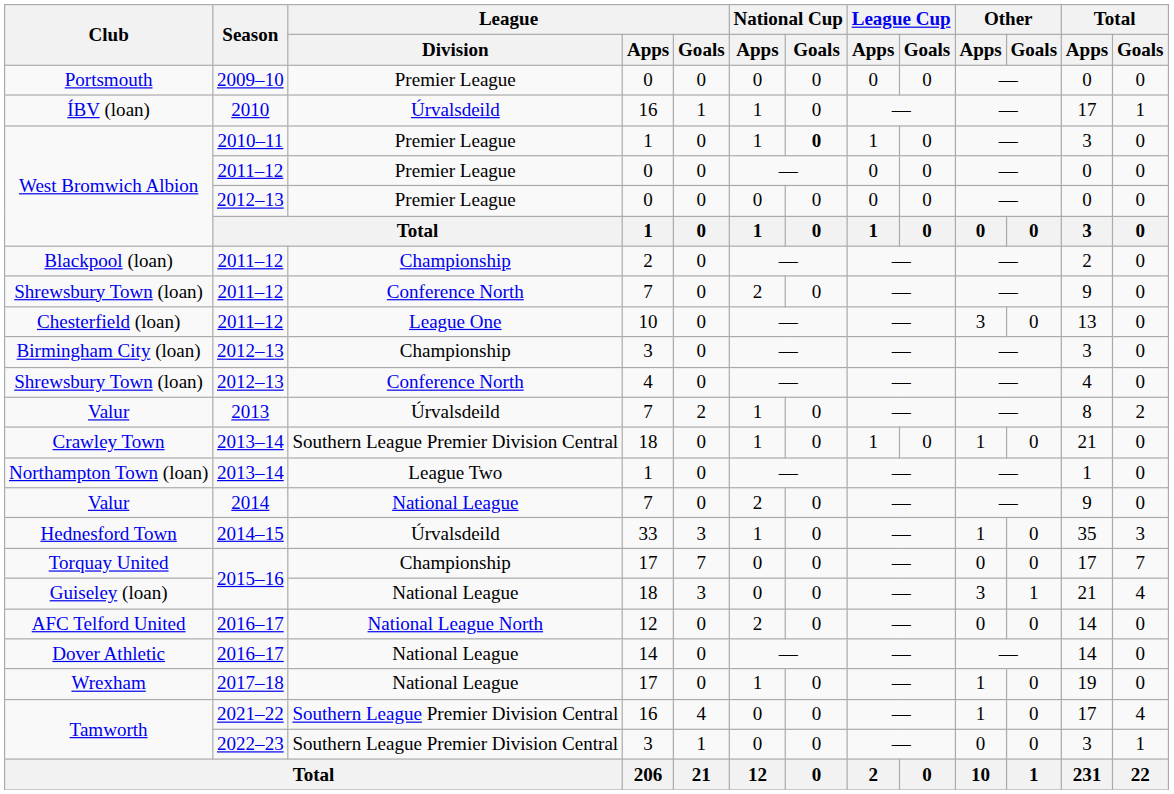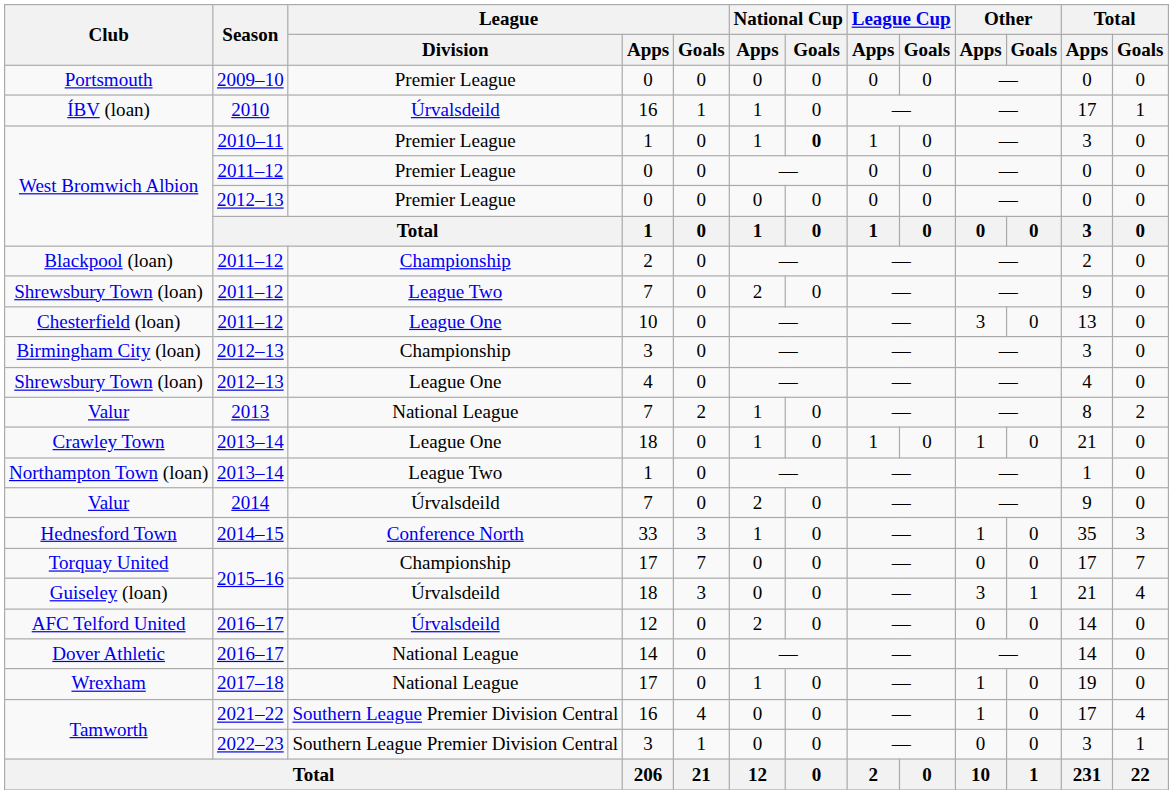(455, 291) Conference North -> (455, 291) League Two
(455, 381) Conference North -> (455, 381) League One
(455, 412) Úrvalsdeild -> (455, 412) National League
(455, 442) Southern League Premier Division Central -> (455, 442) League One
(455, 502) National League -> (455, 502) Úrvalsdeild
(455, 532) Úrvalsdeild -> (455, 532) Conference North
(455, 593) National League -> (455, 593) Úrvalsdeild
(455, 623) National League North -> (455, 623) Úrvalsdeild
